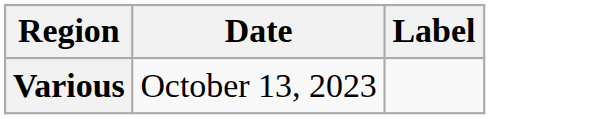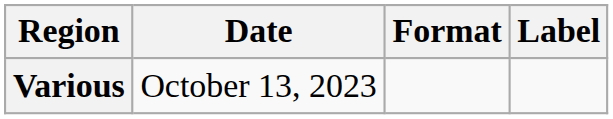+ column: (447, 31)
